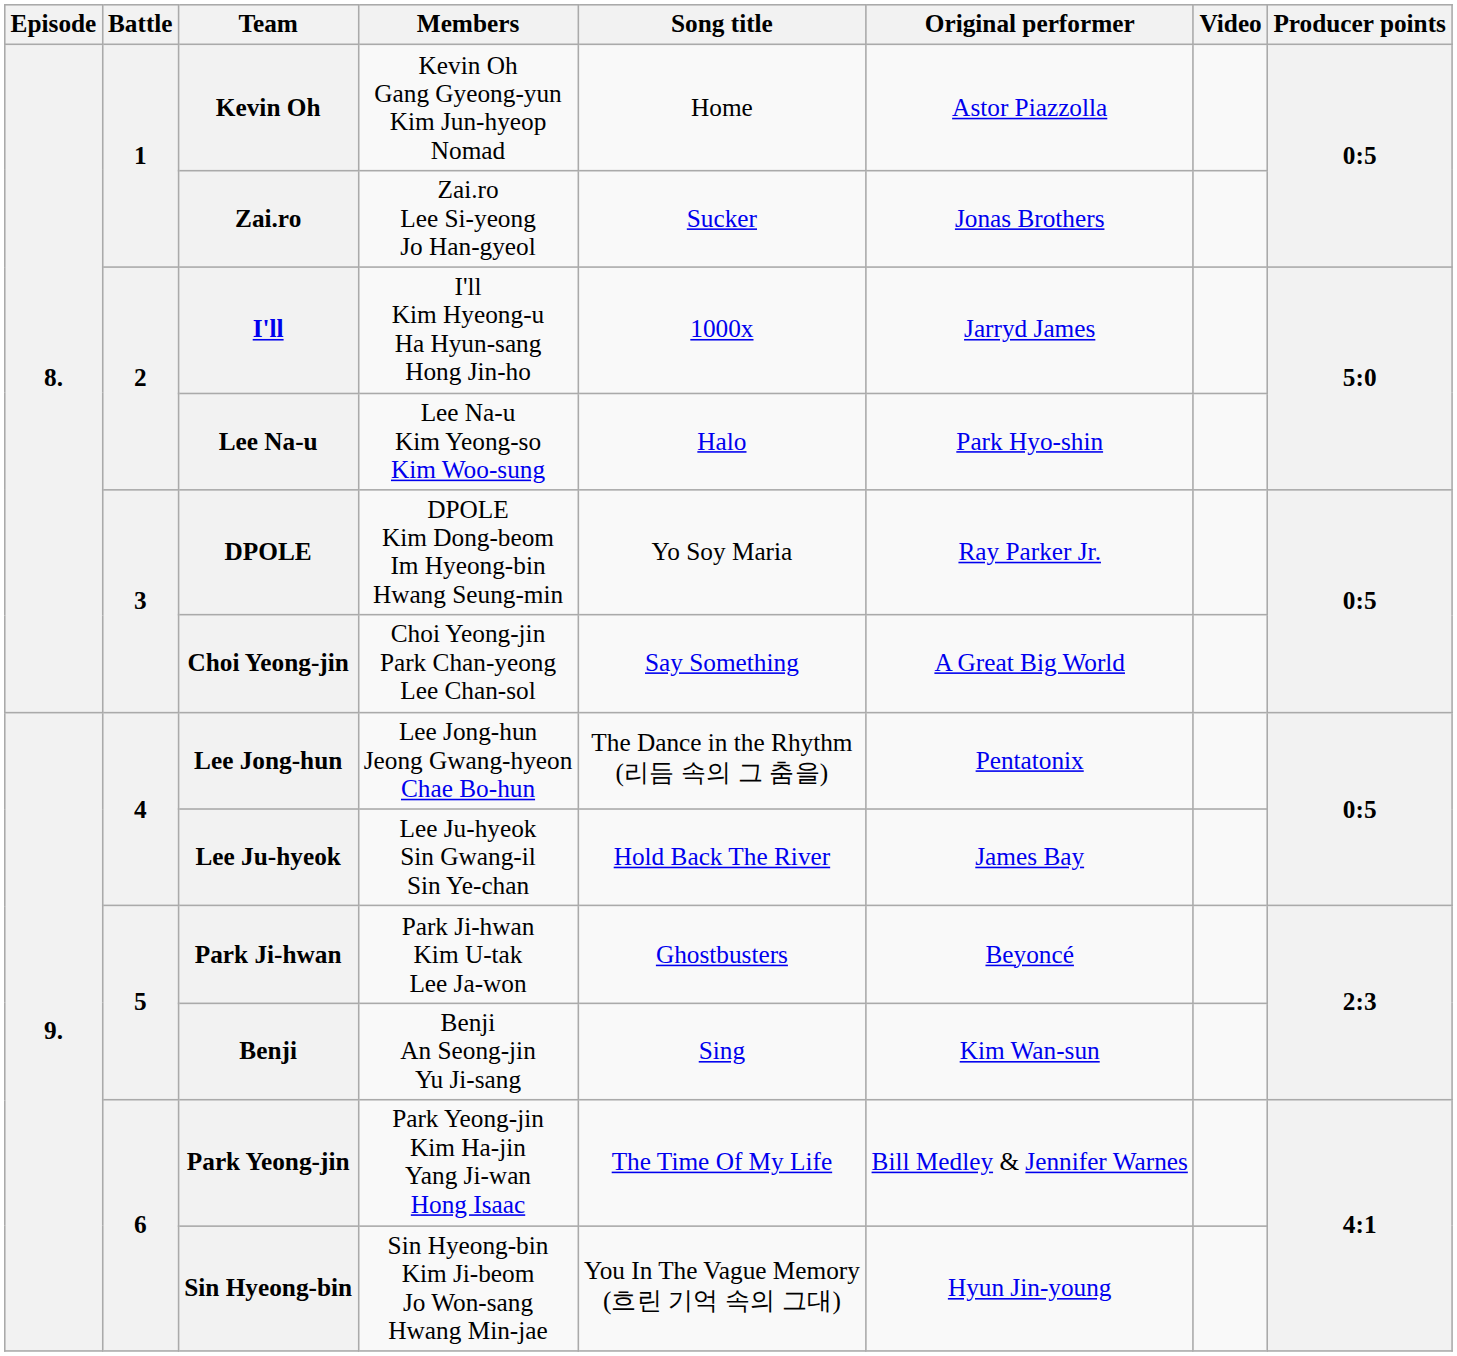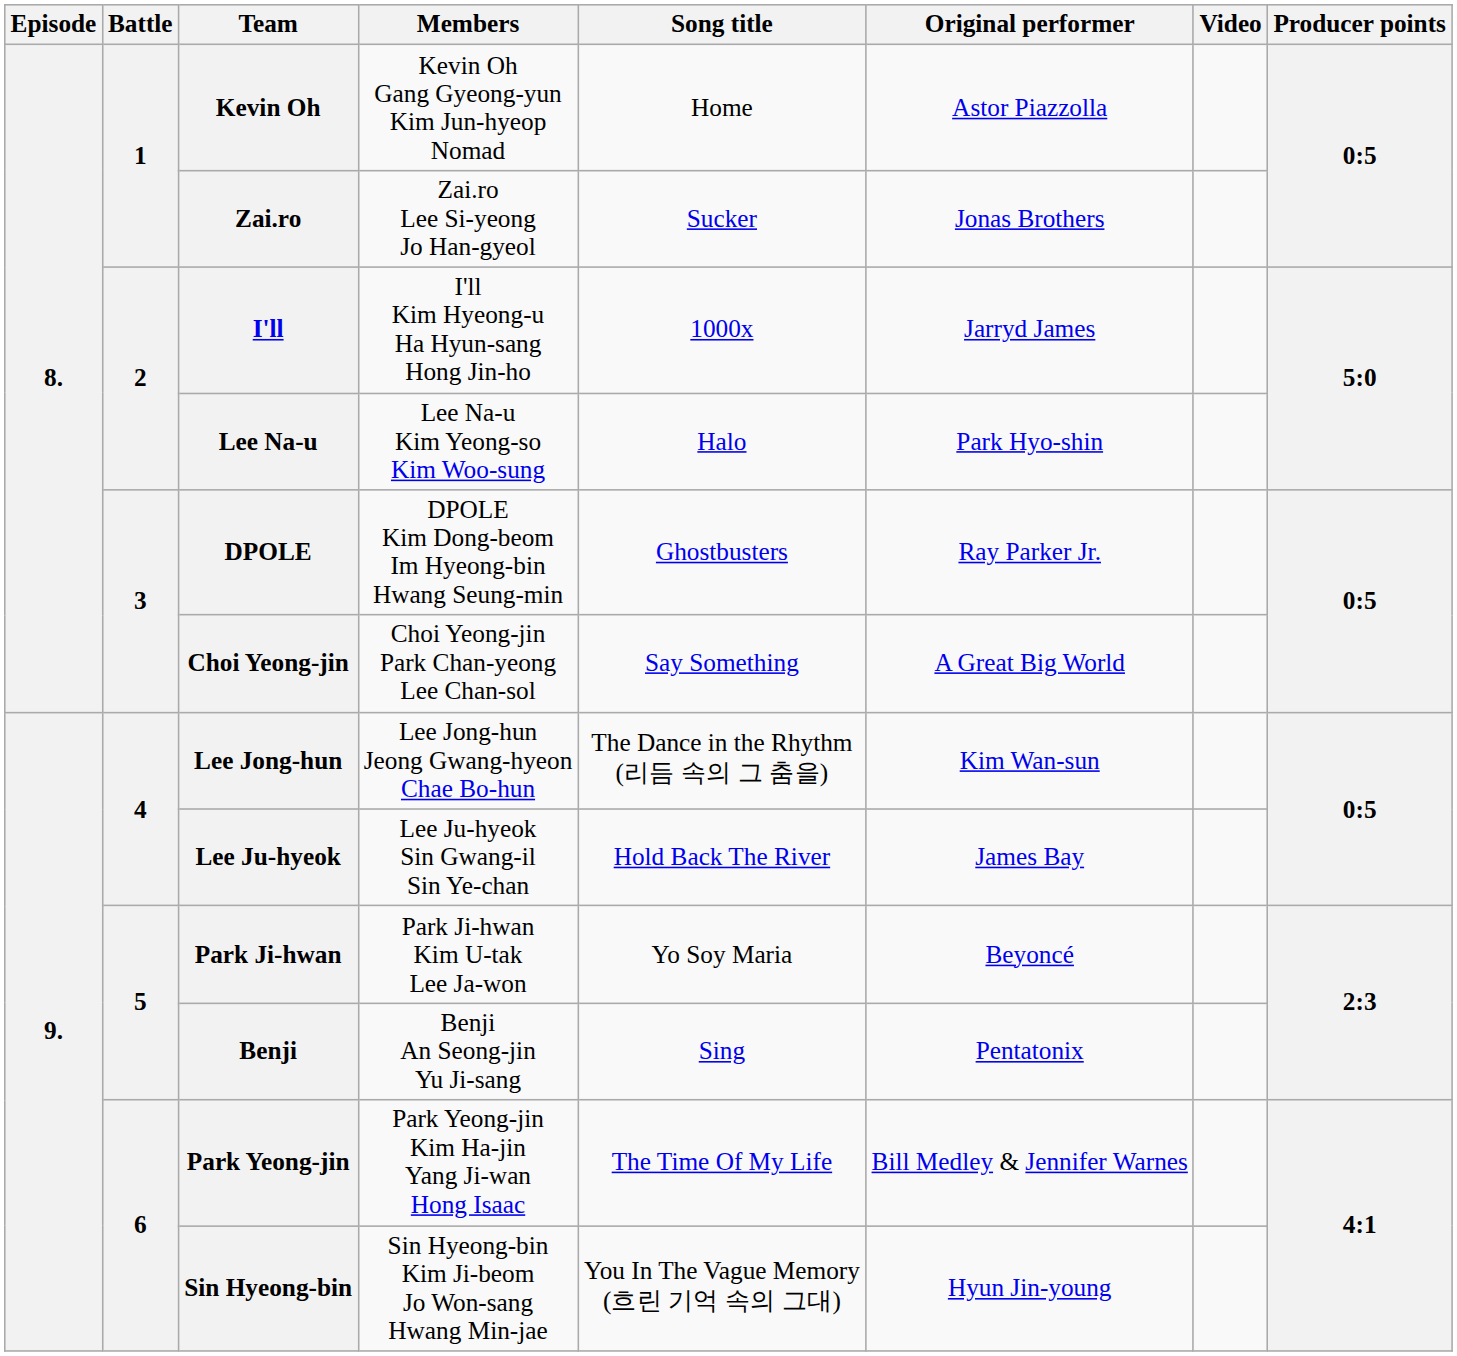(722, 552) Yo Soy Maria -> (722, 552) Ghostbusters
(1030, 760) Pentatonix -> (1030, 760) Kim Wan-sun
(722, 954) Ghostbusters -> (722, 954) Yo Soy Maria
(1030, 1051) Kim Wan-sun -> (1030, 1051) Pentatonix
